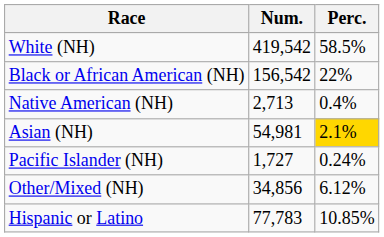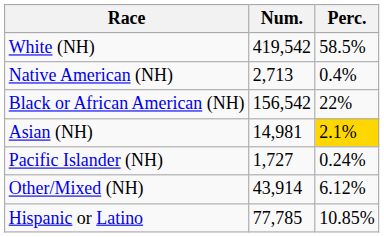rows swapped: (127, 75) <-> (91, 103)
(277, 132) 54,981 -> (277, 132) 14,981
(277, 189) 34,856 -> (277, 189) 43,914
(277, 217) 77,783 -> (277, 217) 77,785
